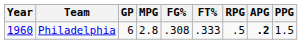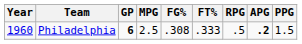(131, 31) normal -> (131, 31) bold
(149, 31) 2.8 -> (149, 31) 2.5
